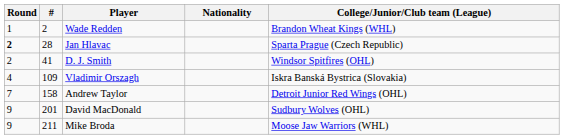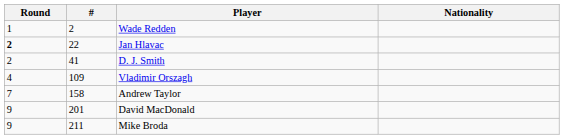- column: (414, 12)
(47, 45) 28 -> (74, 45) 22
